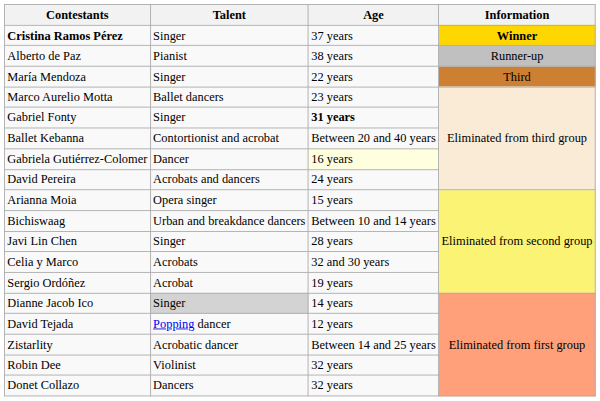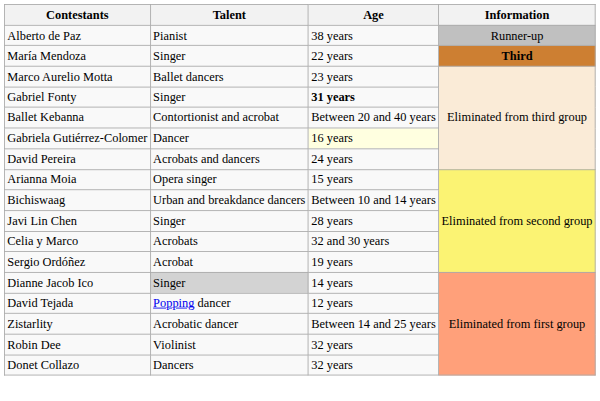- row: (65, 35)
(517, 76) normal -> (517, 56) bold
